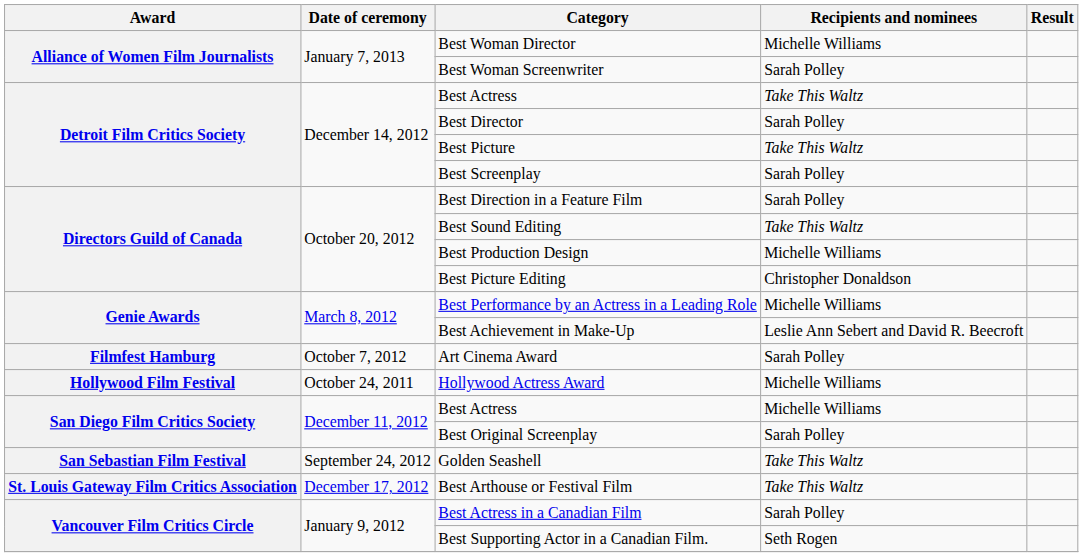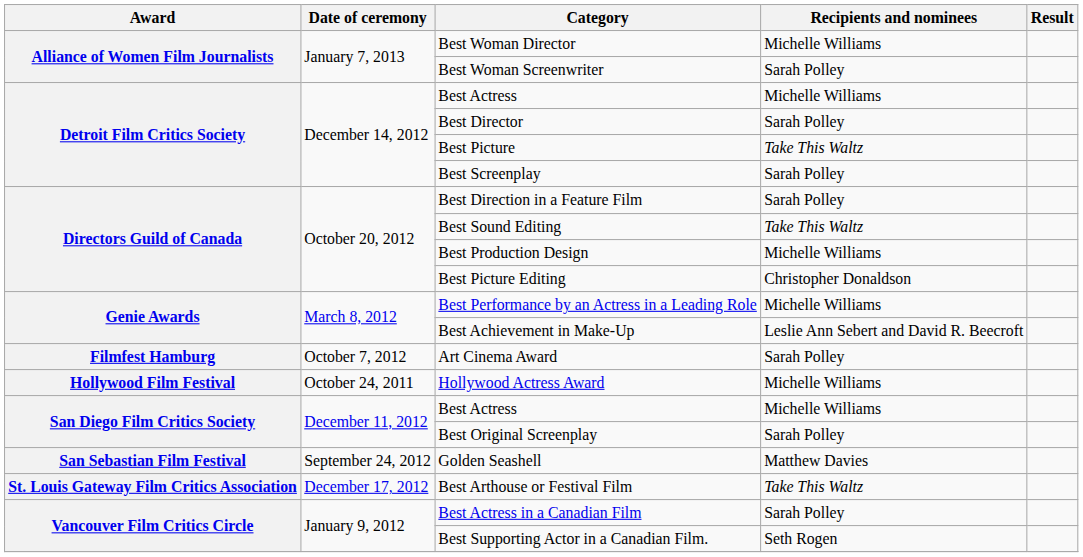(814, 95) Take This Waltz -> (823, 95) Michelle Williams
(814, 460) Take This Waltz -> (816, 460) Matthew Davies
